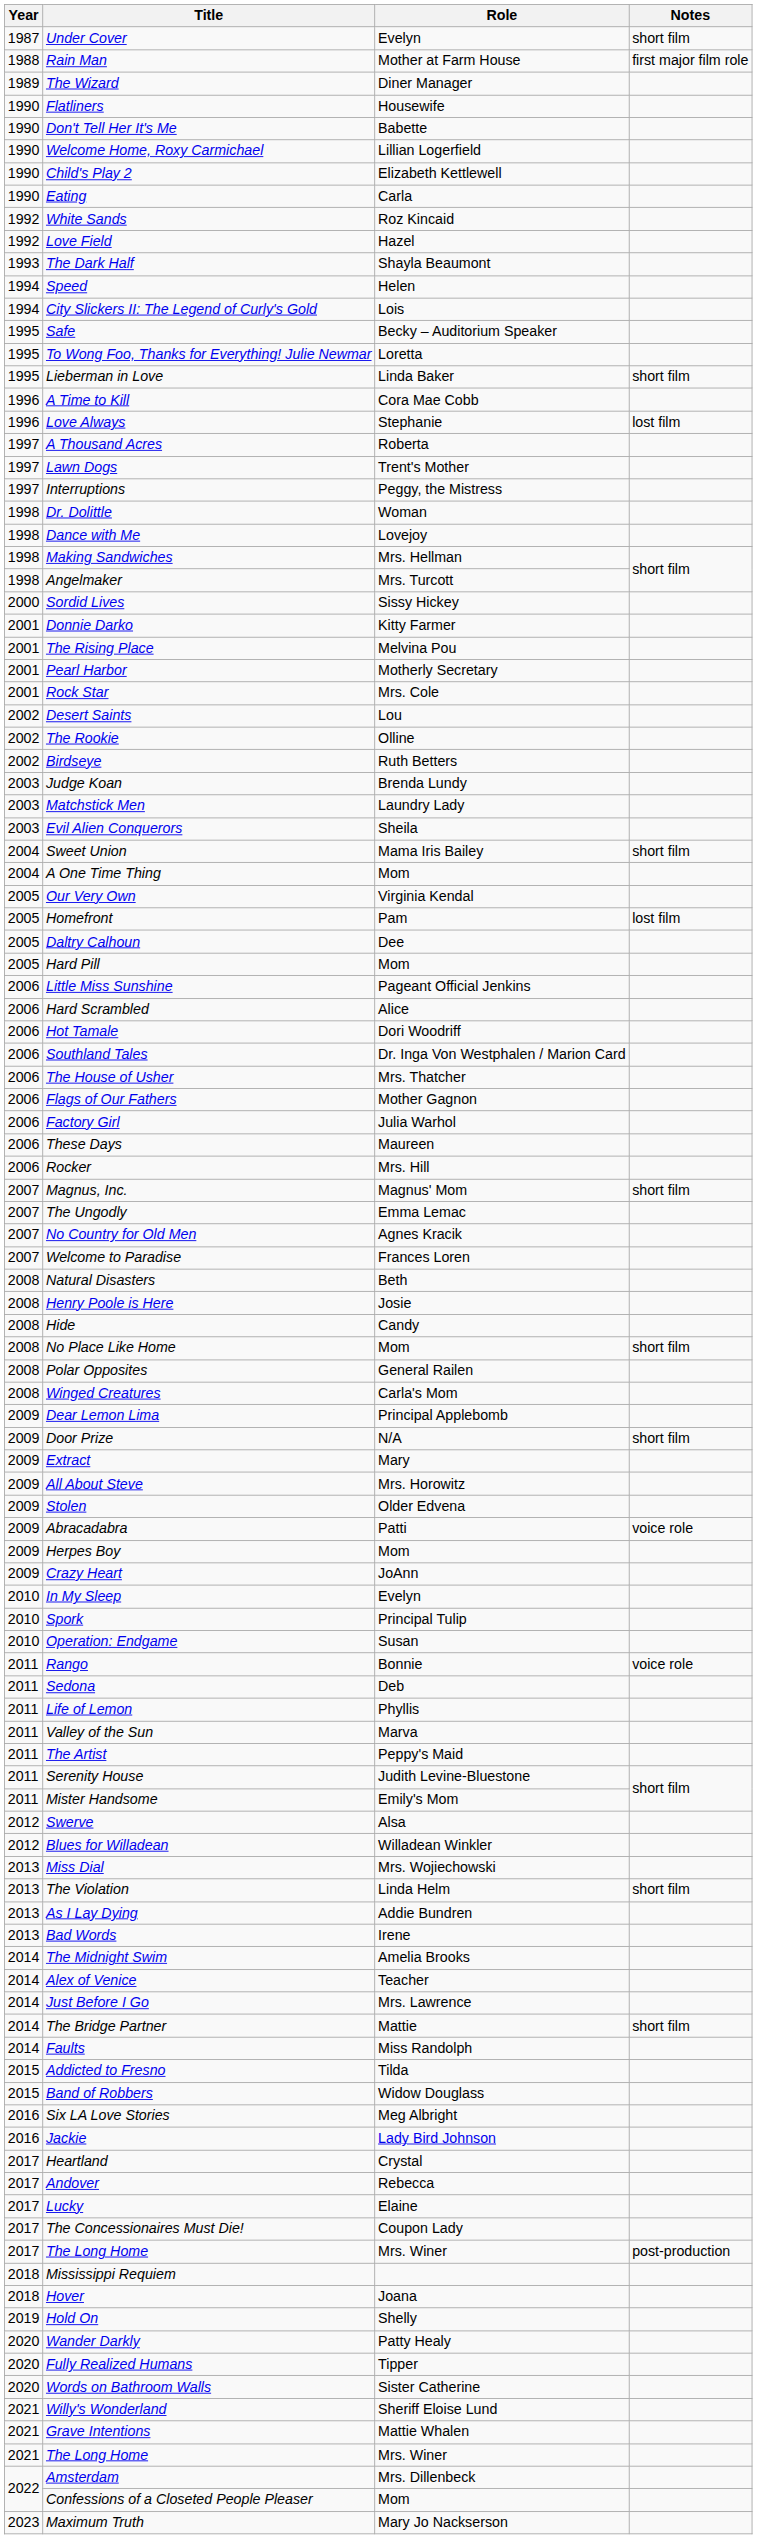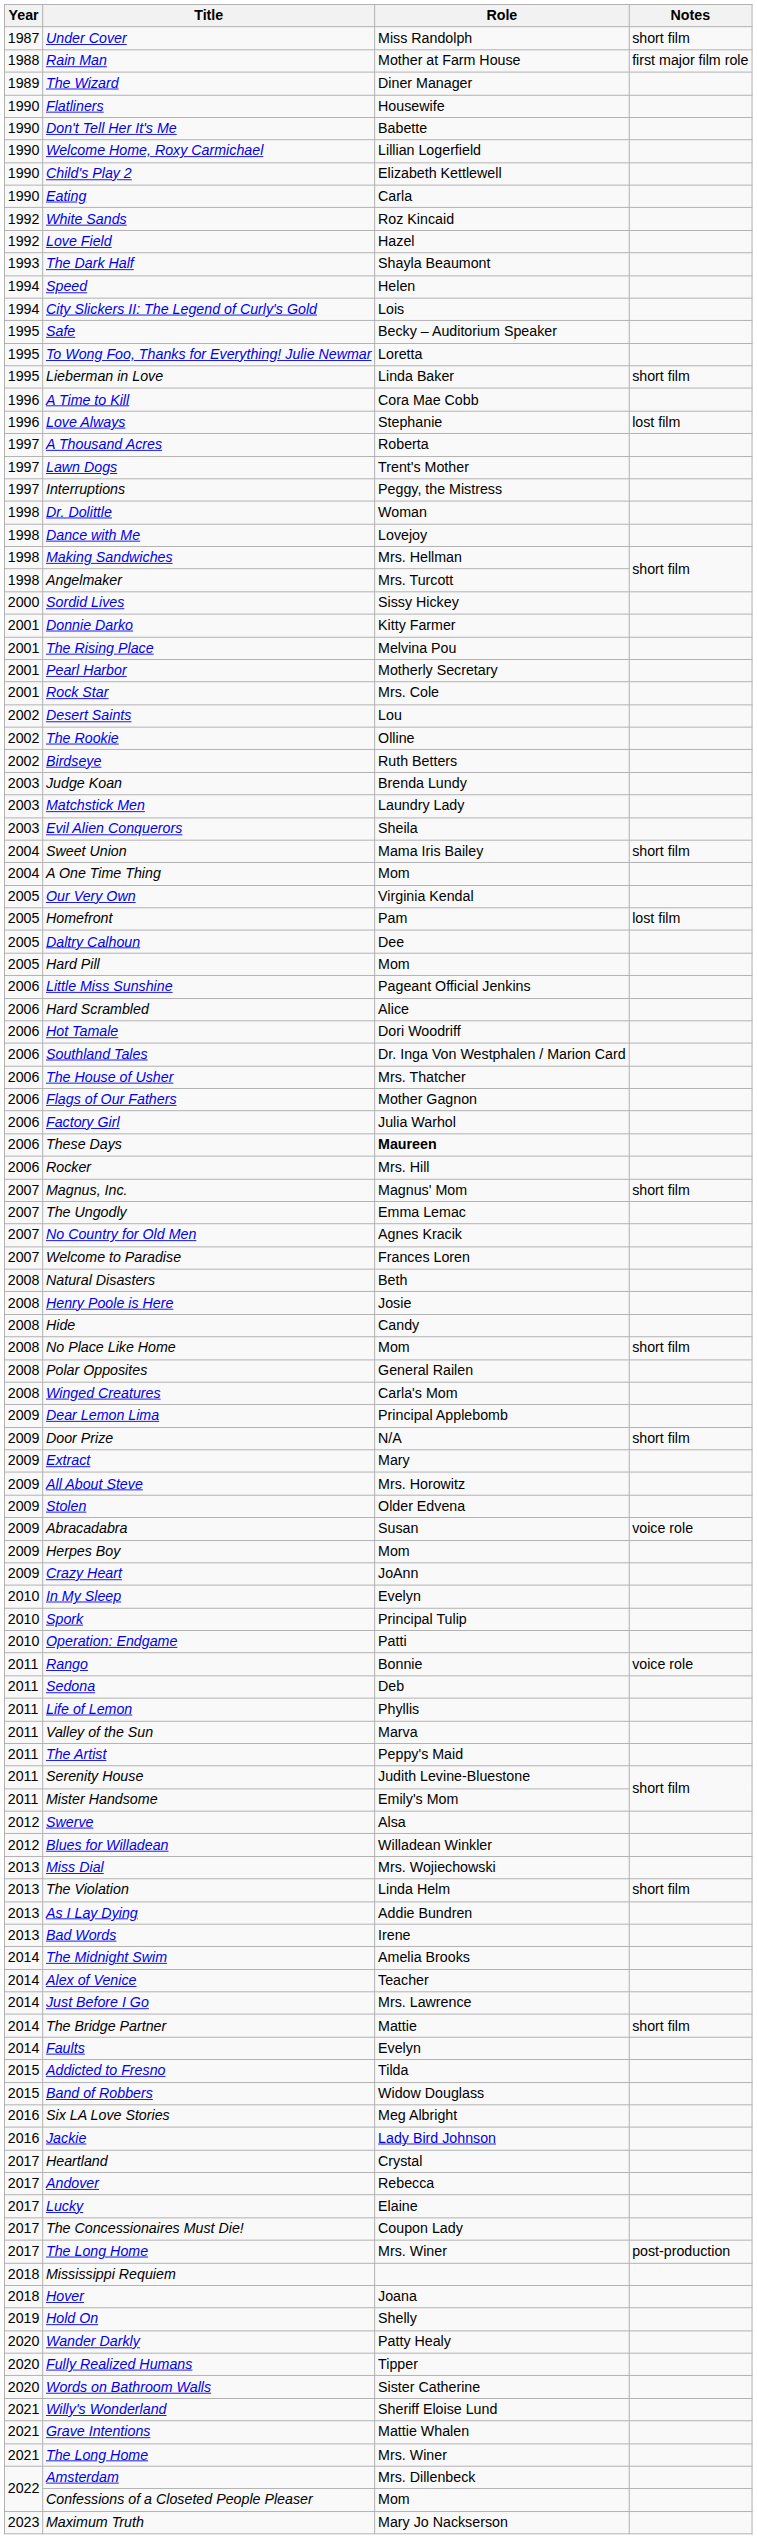(399, 38) Evelyn -> (425, 38) Miss Randolph
(406, 1144) normal -> (407, 1144) bold
(392, 1528) Patti -> (398, 1528) Susan
(398, 1641) Susan -> (392, 1641) Patti
(425, 2048) Miss Randolph -> (399, 2048) Evelyn
